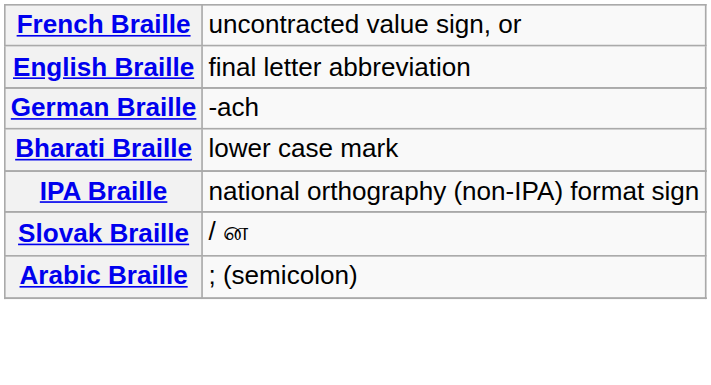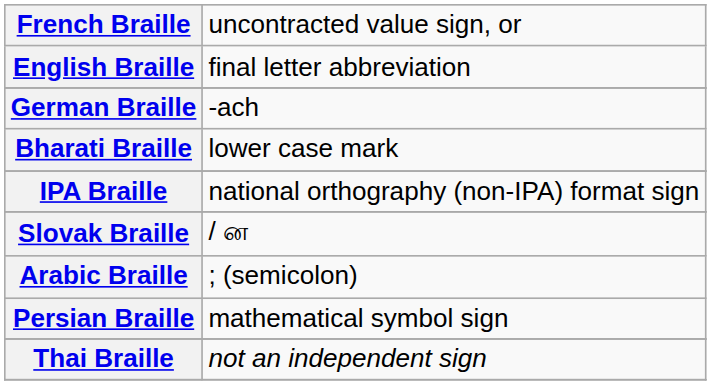+ row: (104, 317)
+ row: (104, 359)
